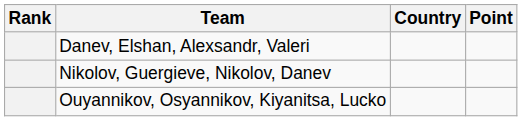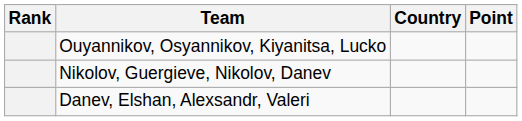rows swapped: (223, 101) <-> (184, 45)
